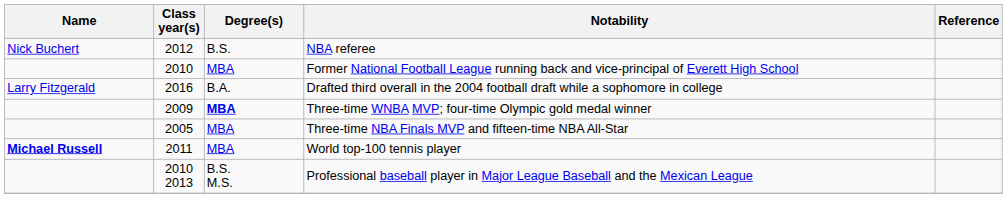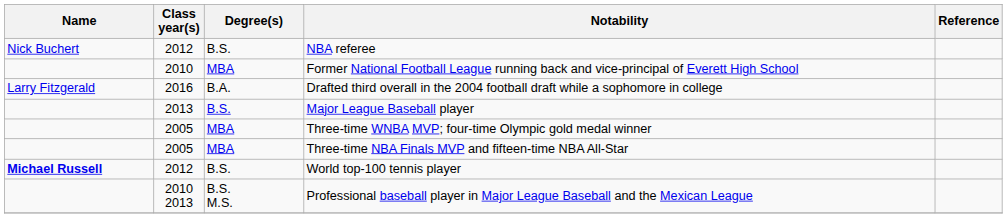+ row: (390, 108)
(179, 108) 2009 -> (179, 128) 2005
(221, 108) bold -> (221, 128) normal
(179, 149) 2011 -> (179, 169) 2012
(221, 149) MBA -> (219, 169) B.S.
